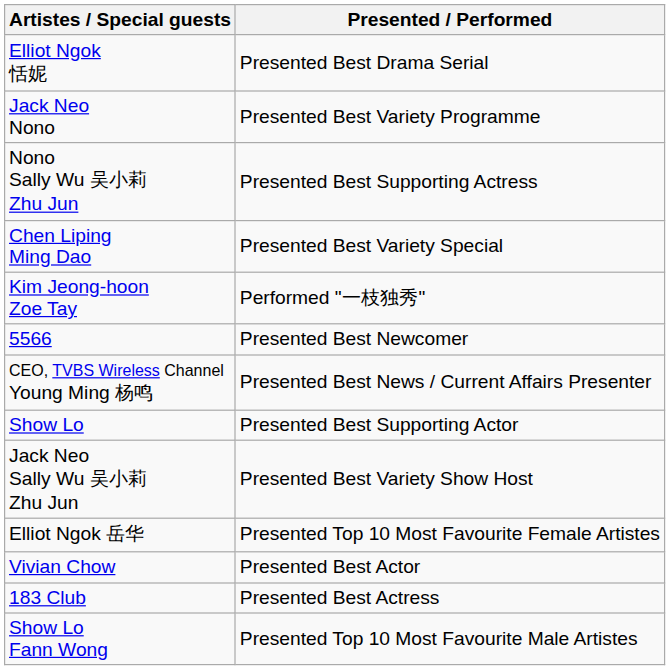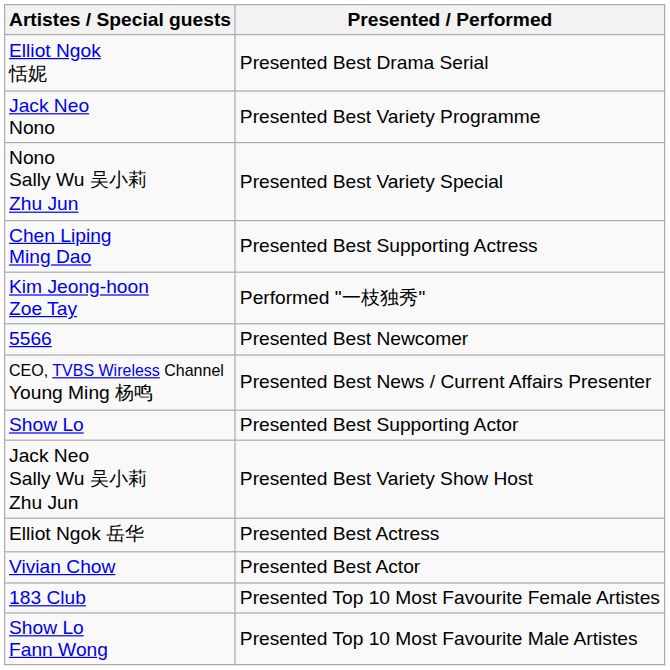(389, 181) Presented Best Supporting Actress -> (371, 181) Presented Best Variety Special
(371, 245) Presented Best Variety Special -> (389, 245) Presented Best Supporting Actress
(450, 534) Presented Top 10 Most Favourite Female Artistes -> (340, 534) Presented Best Actress
(340, 597) Presented Best Actress -> (450, 597) Presented Top 10 Most Favourite Female Artistes
